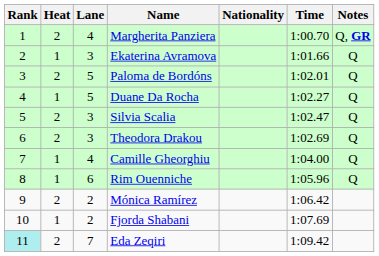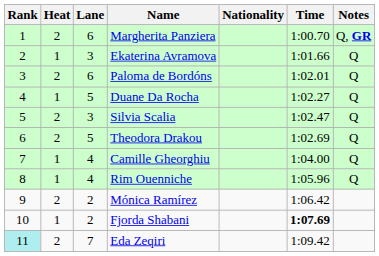(90, 35) 4 -> (90, 35) 6
(90, 76) 5 -> (90, 76) 6
(90, 138) 3 -> (90, 138) 5
(90, 179) 6 -> (90, 179) 4
(310, 220) normal -> (310, 220) bold
